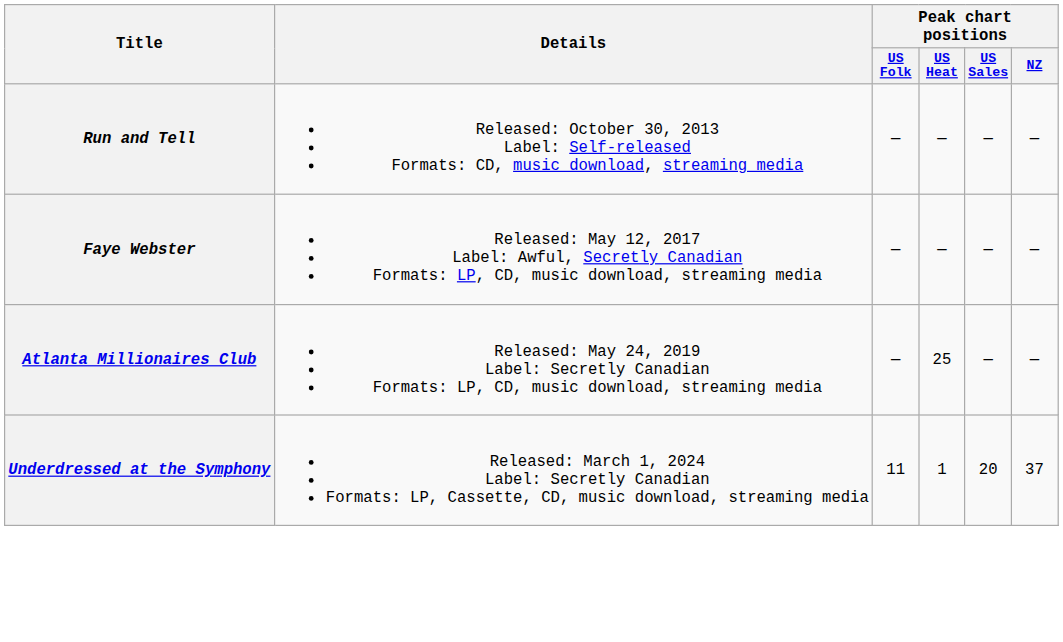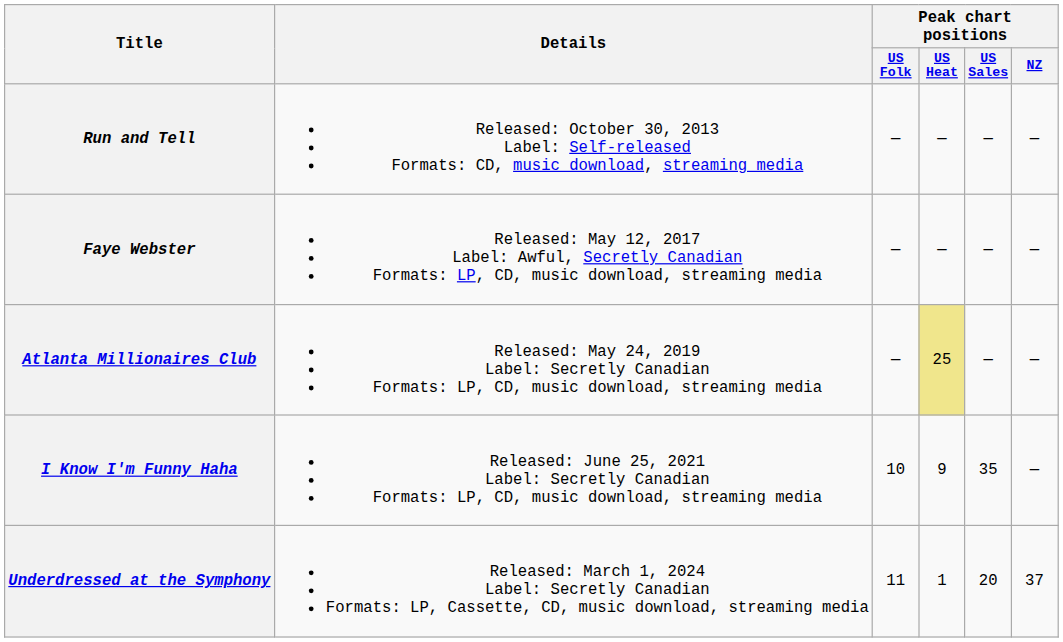(942, 360) no background -> (942, 360) khaki background
+ row: (139, 471)
